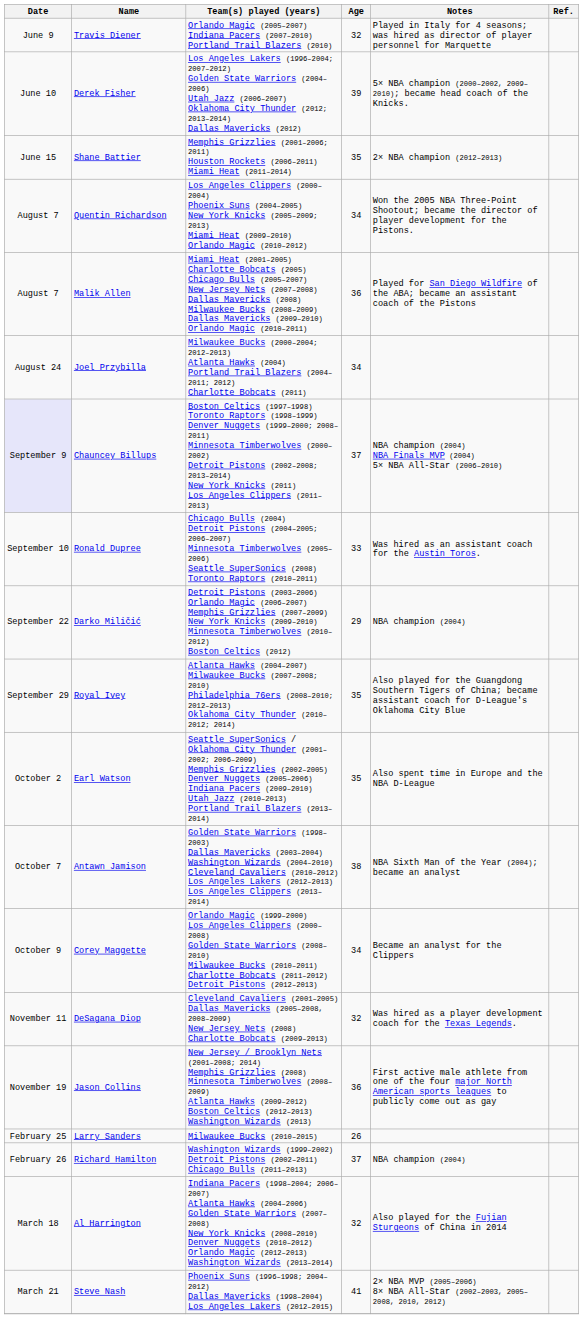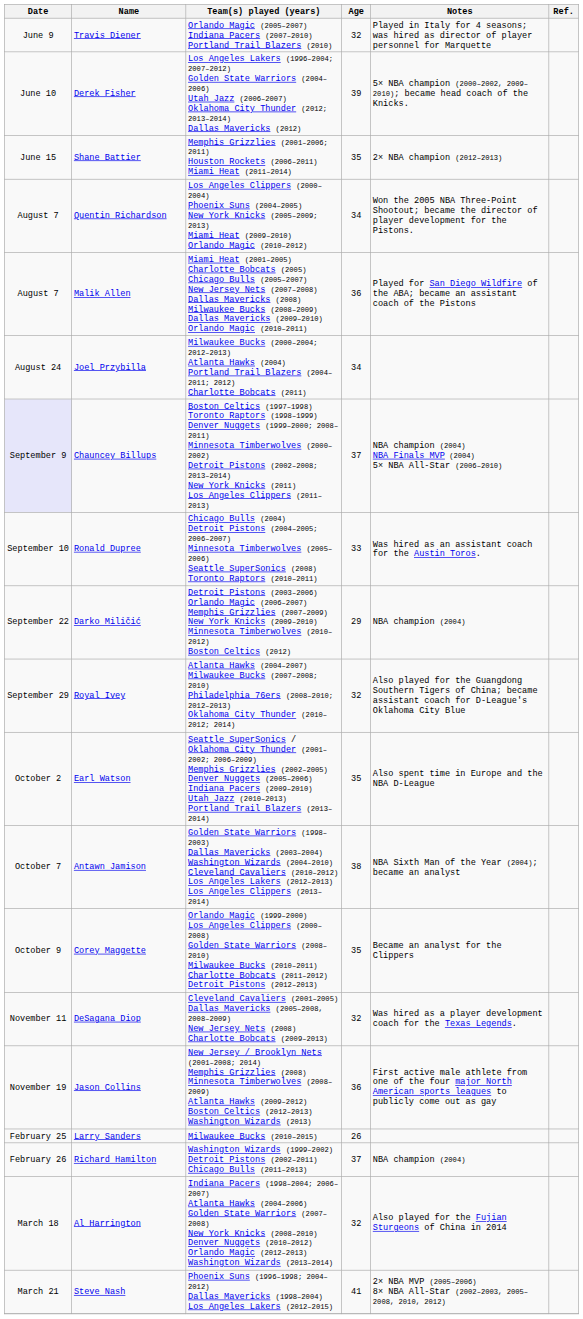(356, 696) 35 -> (356, 696) 32
(356, 950) 34 -> (356, 950) 35
